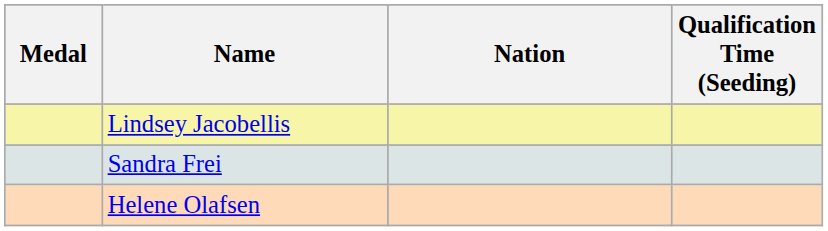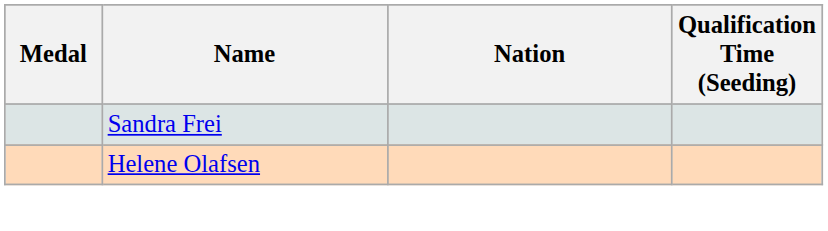- row: (199, 123)
